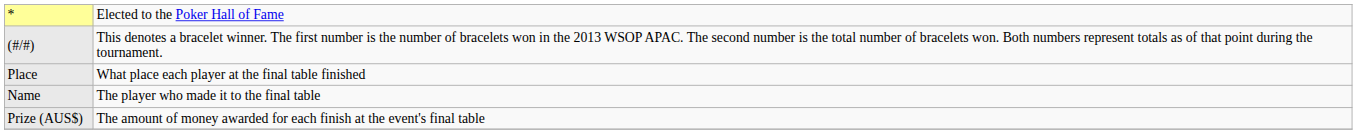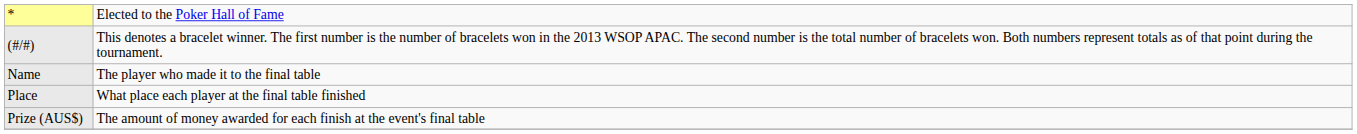rows swapped: (23, 74) <-> (24, 96)
